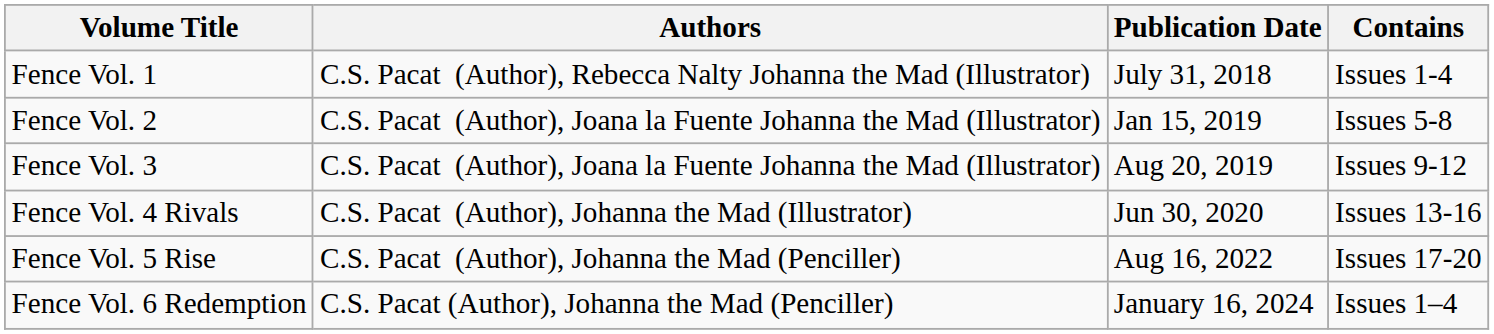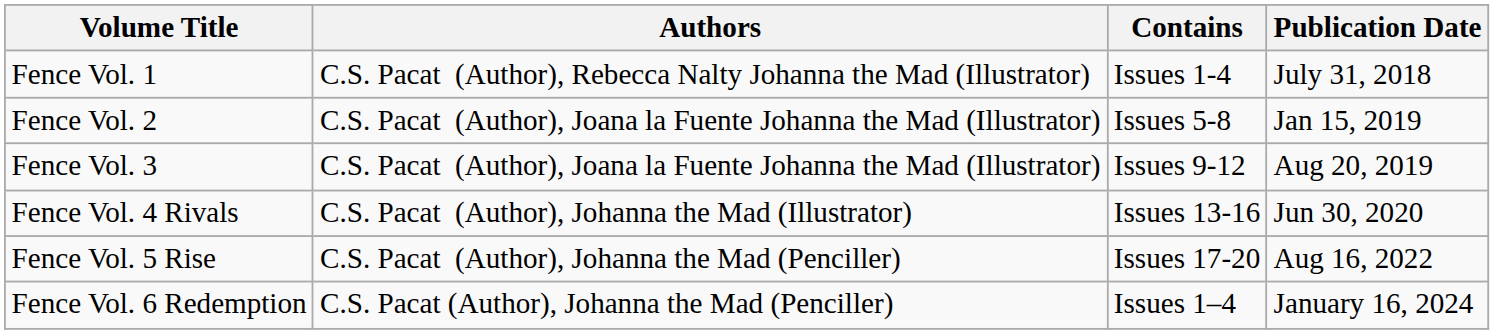columns swapped: (1408, 27) <-> (1218, 27)
